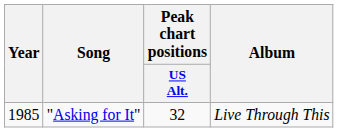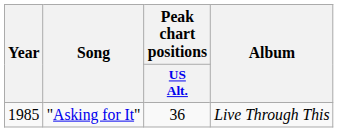(177, 114) 32 -> (177, 114) 36
